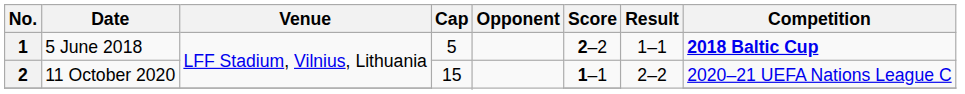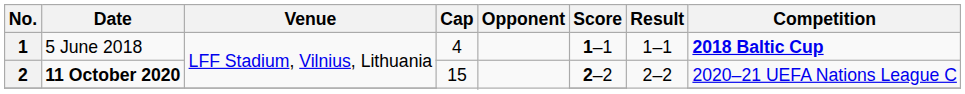(452, 47) 5 -> (457, 47) 4
(592, 47) 2–2 -> (598, 47) 1–1
(110, 75) normal -> (113, 75) bold
(592, 75) 1–1 -> (598, 75) 2–2
